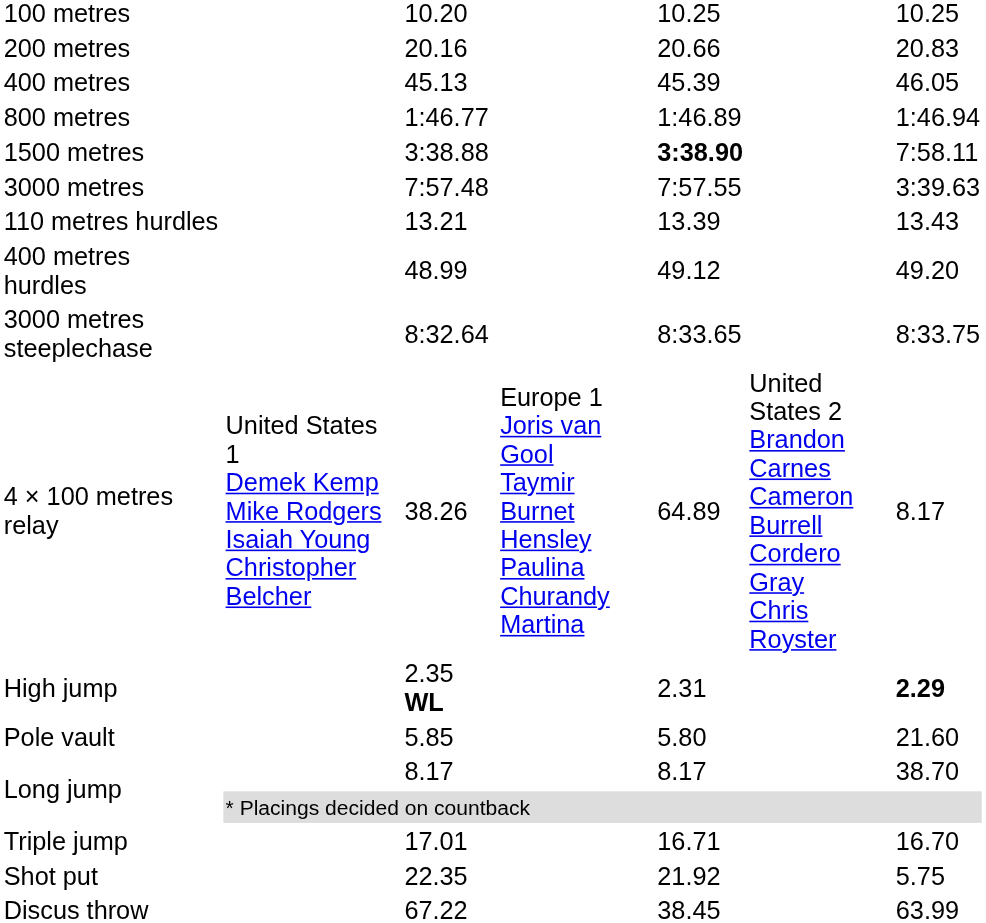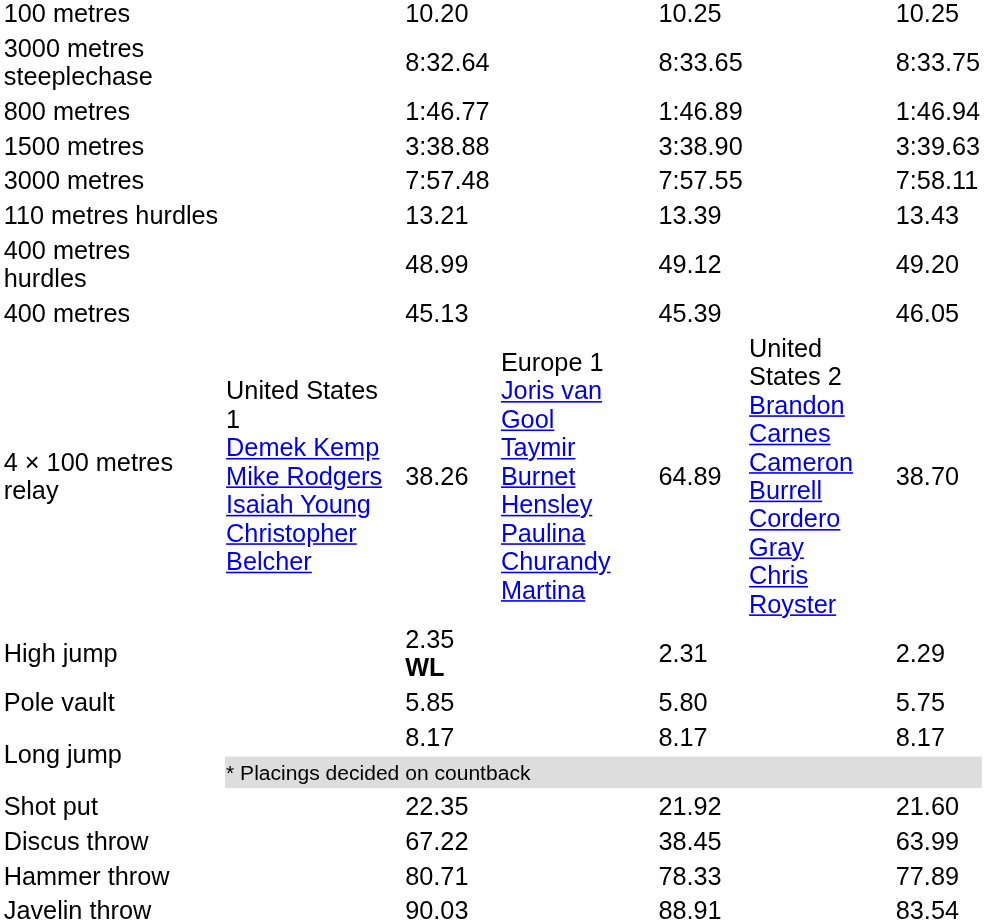- row: (67, 48)
rows swapped: (67, 83) <-> (78, 334)
(700, 152) bold -> (701, 146) normal
(937, 152) 7:58.11 -> (938, 146) 3:39.63
(938, 187) 3:39.63 -> (937, 181) 7:58.11
(920, 511) 8.17 -> (927, 476) 38.70
(920, 688) bold -> (920, 653) normal
(927, 737) 21.60 -> (920, 702) 5.75
(927, 772) 38.70 -> (920, 737) 8.17
- row: (66, 841)
(920, 876) 5.75 -> (927, 806) 21.60
+ row: (87, 876)
+ row: (78, 911)
